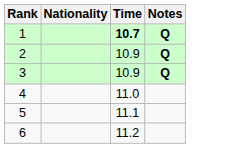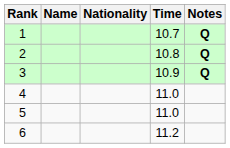+ column: (61, 14)
(128, 34) bold -> (167, 34) normal
(128, 53) 10.9 -> (167, 53) 10.8
(128, 113) 11.1 -> (167, 113) 11.0
